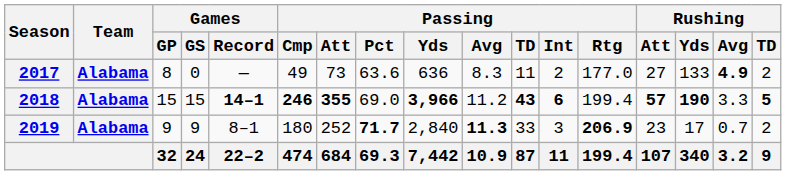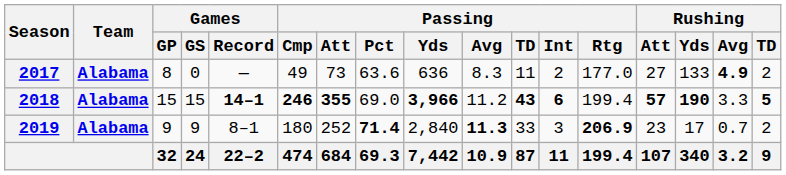(379, 129) 71.7 -> (379, 129) 71.4
